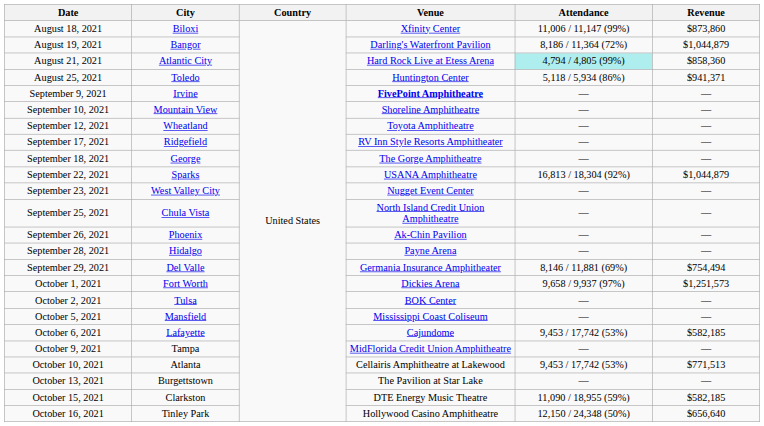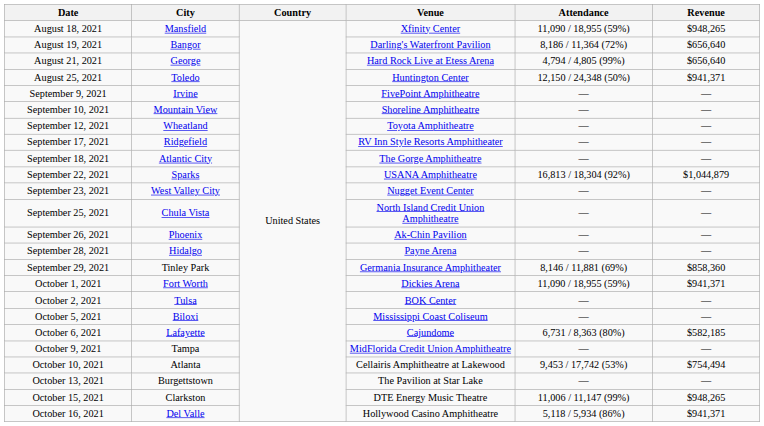(185, 28) Biloxi -> (185, 28) Mansfield
(584, 28) 11,006 / 11,147 (99%) -> (584, 28) 11,090 / 18,955 (59%)
(706, 28) $873,860 -> (706, 28) $948,265
(706, 45) $1,044,879 -> (706, 45) $656,640
(185, 61) Atlantic City -> (185, 61) George
(584, 61) paleturquoise background -> (584, 61) no background
(706, 61) $858,360 -> (706, 61) $656,640
(584, 77) 5,118 / 5,934 (86%) -> (584, 77) 12,150 / 24,348 (50%)
(430, 93) bold -> (430, 93) normal
(185, 158) George -> (185, 158) Atlantic City
(185, 267) Del Valle -> (185, 267) Tinley Park
(706, 267) $754,494 -> (706, 267) $858,360
(584, 283) 9,658 / 9,937 (97%) -> (584, 283) 11,090 / 18,955 (59%)
(706, 283) $1,251,573 -> (706, 283) $941,371
(185, 316) Mansfield -> (185, 316) Biloxi
(584, 332) 9,453 / 17,742 (53%) -> (584, 332) 6,731 / 8,363 (80%)
(706, 365) $771,513 -> (706, 365) $754,494
(584, 397) 11,090 / 18,955 (59%) -> (584, 397) 11,006 / 11,147 (99%)
(706, 397) $582,185 -> (706, 397) $948,265
(185, 413) Tinley Park -> (185, 413) Del Valle
(584, 413) 12,150 / 24,348 (50%) -> (584, 413) 5,118 / 5,934 (86%)
(706, 413) $656,640 -> (706, 413) $941,371
